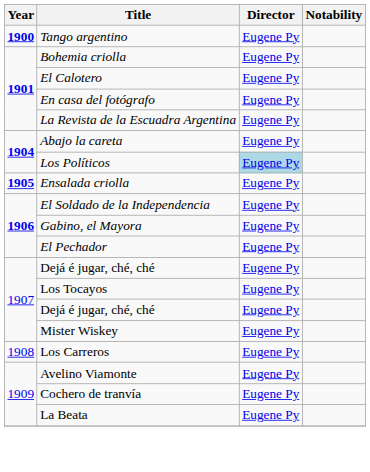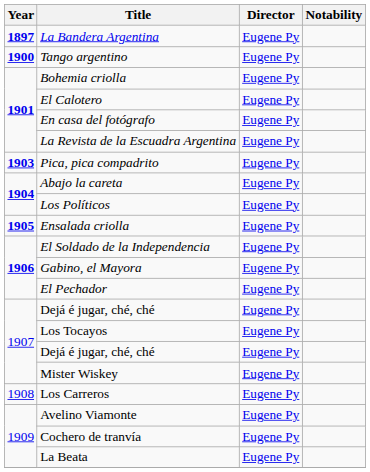+ row: (21, 36)
+ row: (21, 162)
(271, 162) lightblue background -> (271, 204) no background
